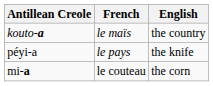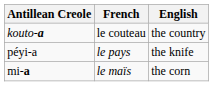(114, 33) le maïs -> (121, 33) le couteau
(121, 71) le couteau -> (114, 71) le maïs
